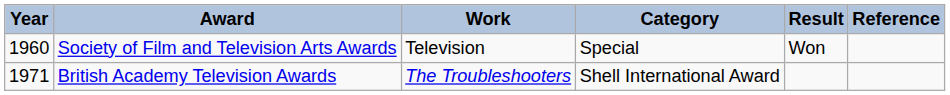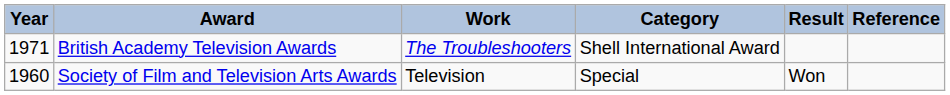rows swapped: (227, 48) <-> (197, 77)
